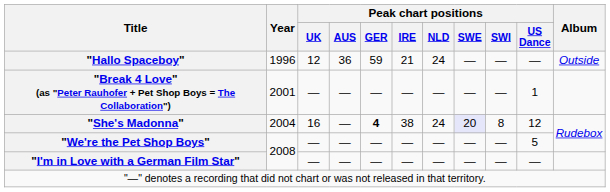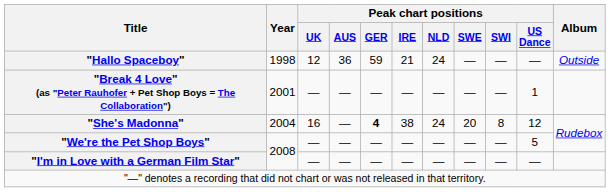(282, 60) 1996 -> (282, 60) 1998
(470, 123) lavender background -> (470, 123) no background
